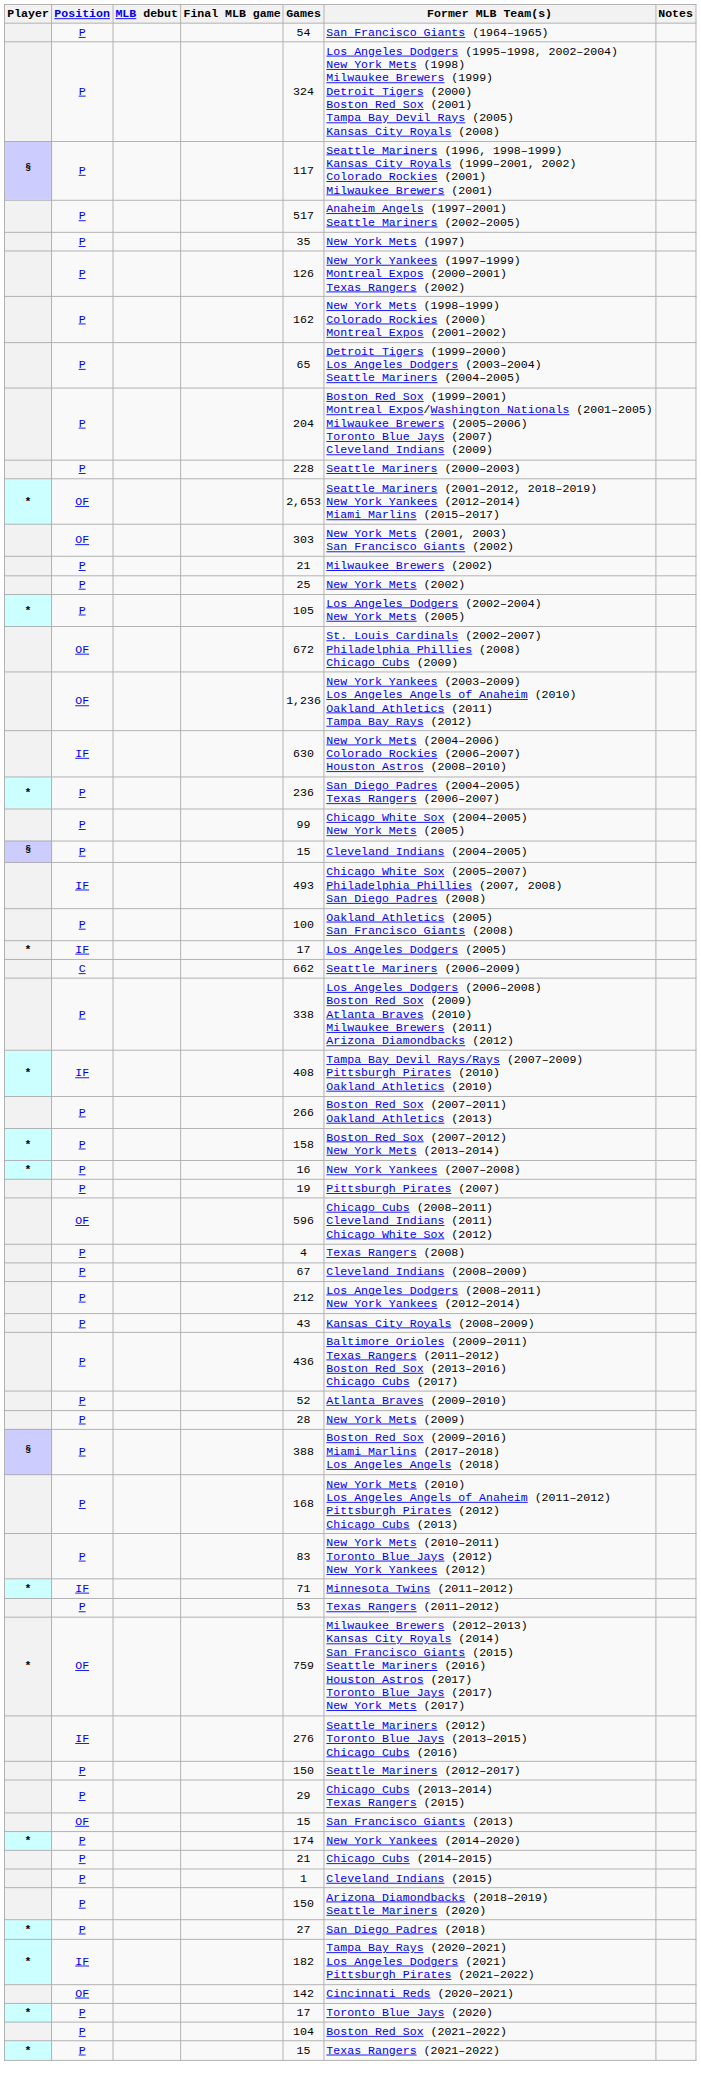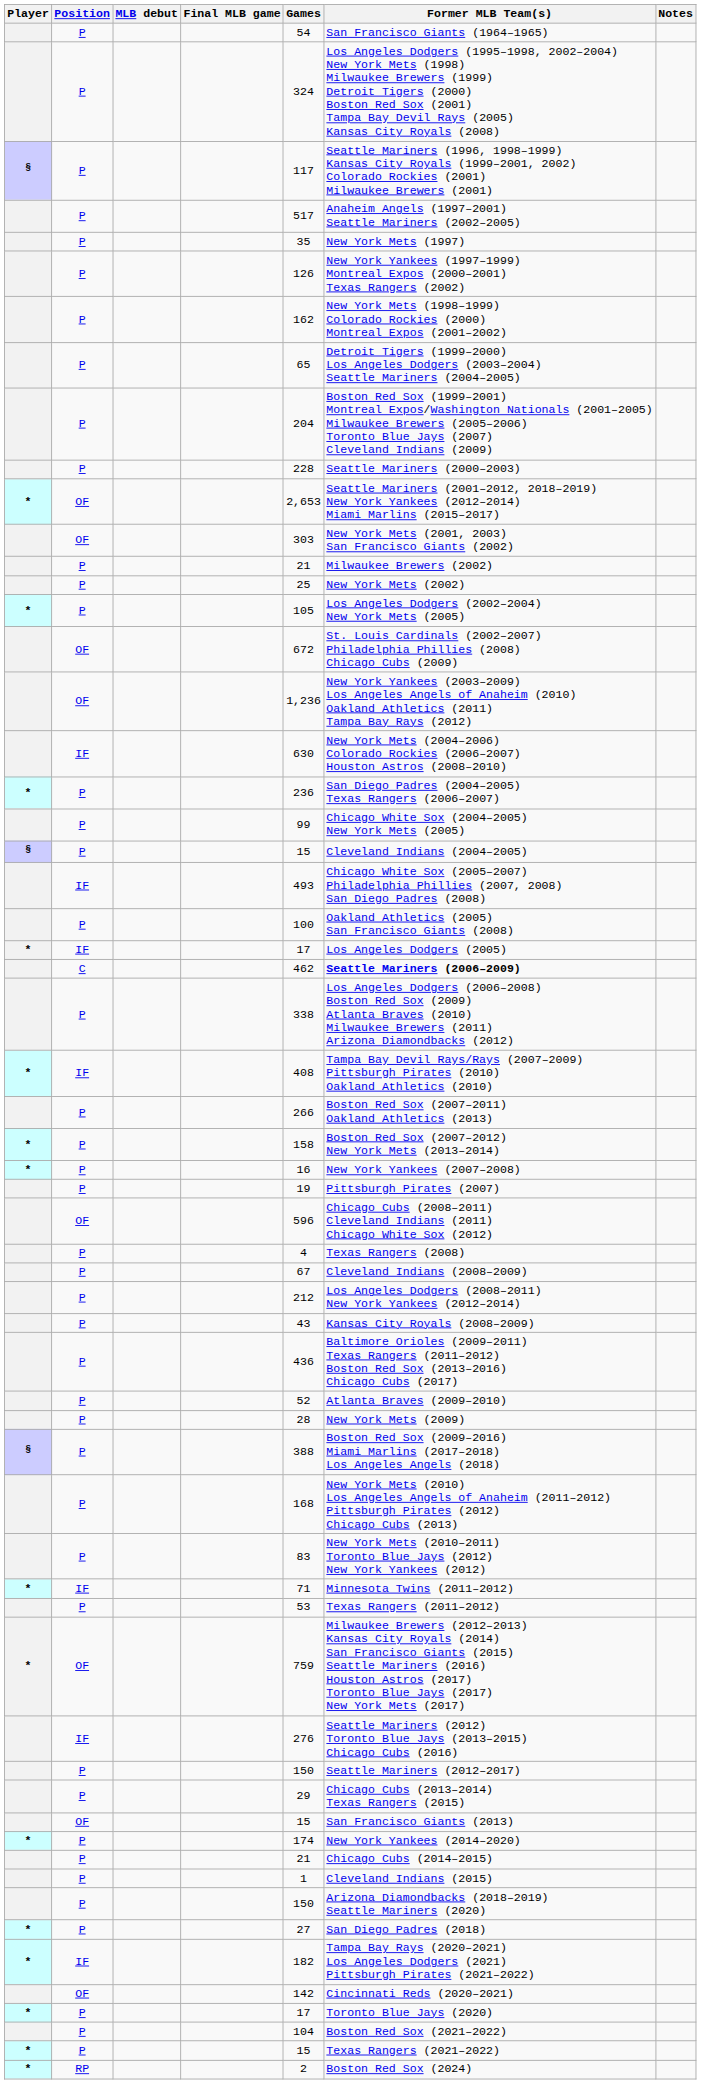(303, 969) 662 -> (303, 969) 462
(424, 969) normal -> (424, 969) bold
+ row: (28, 2069)
